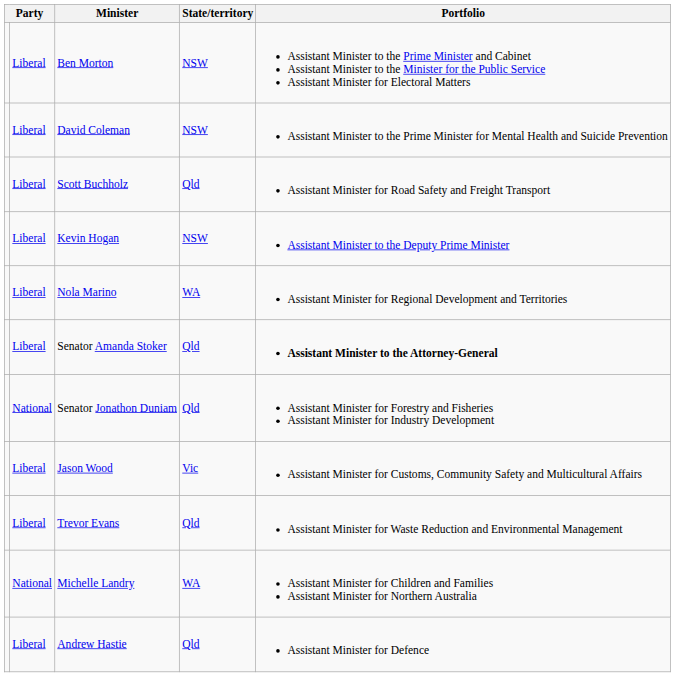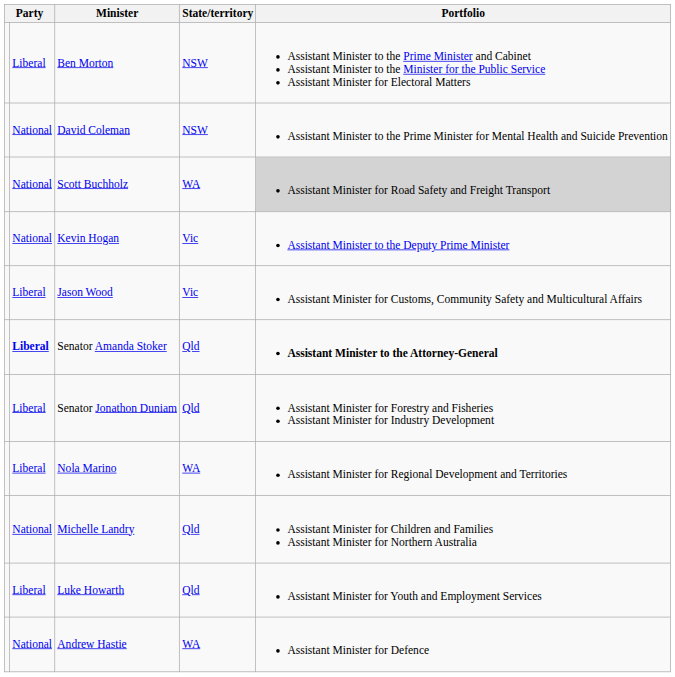(29, 130) Liberal -> (32, 130) National
(29, 184) Liberal -> (32, 184) National
(191, 184) Qld -> (191, 184) WA
(463, 191) no background -> (463, 191) lightgrey background
(29, 238) Liberal -> (32, 238) National
(195, 238) NSW -> (190, 238) Vic
rows swapped: (87, 292) <-> (85, 468)
(29, 347) normal -> (31, 347) bold
(32, 407) National -> (29, 407) Liberal
- row: (88, 522)
(191, 583) WA -> (191, 529) Qld
+ row: (91, 590)
(29, 644) Liberal -> (32, 644) National
(191, 644) Qld -> (191, 644) WA
